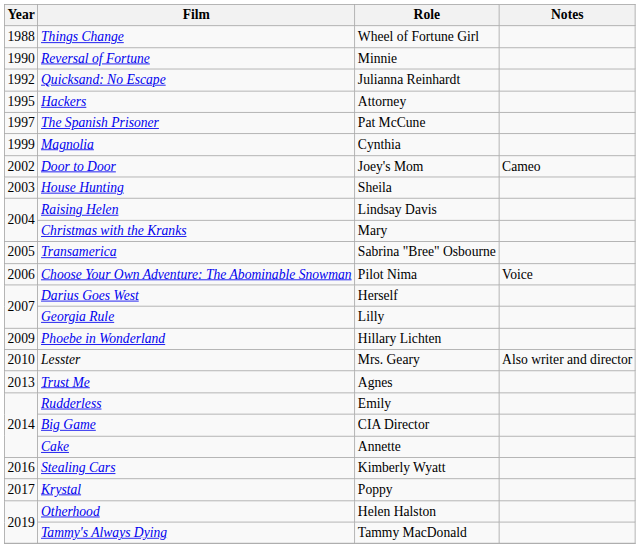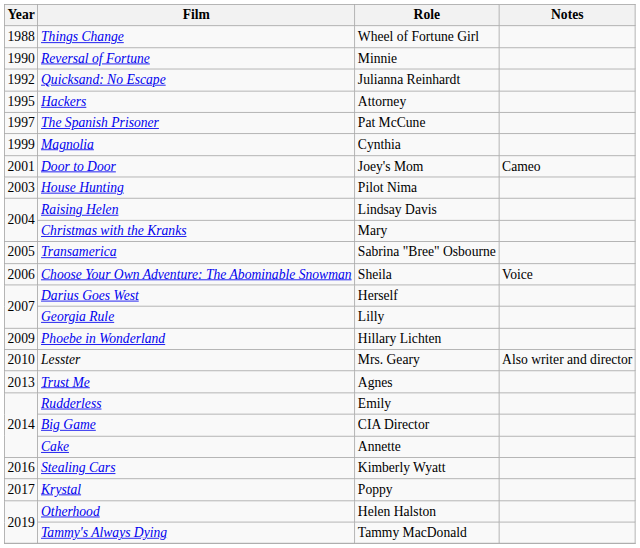(21, 166) 2002 -> (21, 166) 2001
(375, 187) Sheila -> (387, 187) Pilot Nima
(387, 274) Pilot Nima -> (375, 274) Sheila
